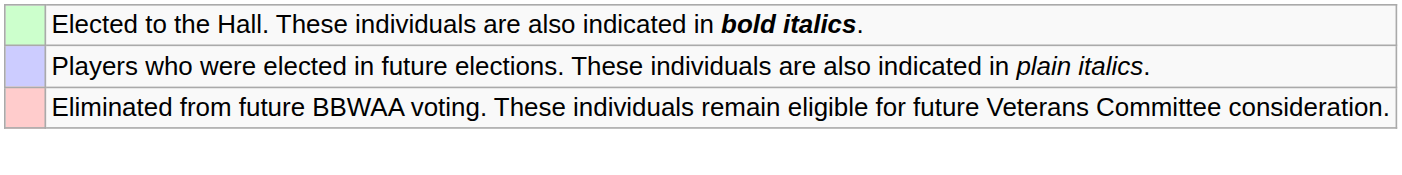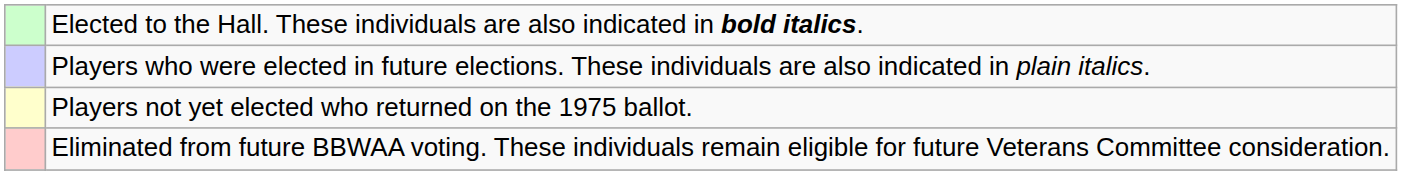+ row: (372, 107)
